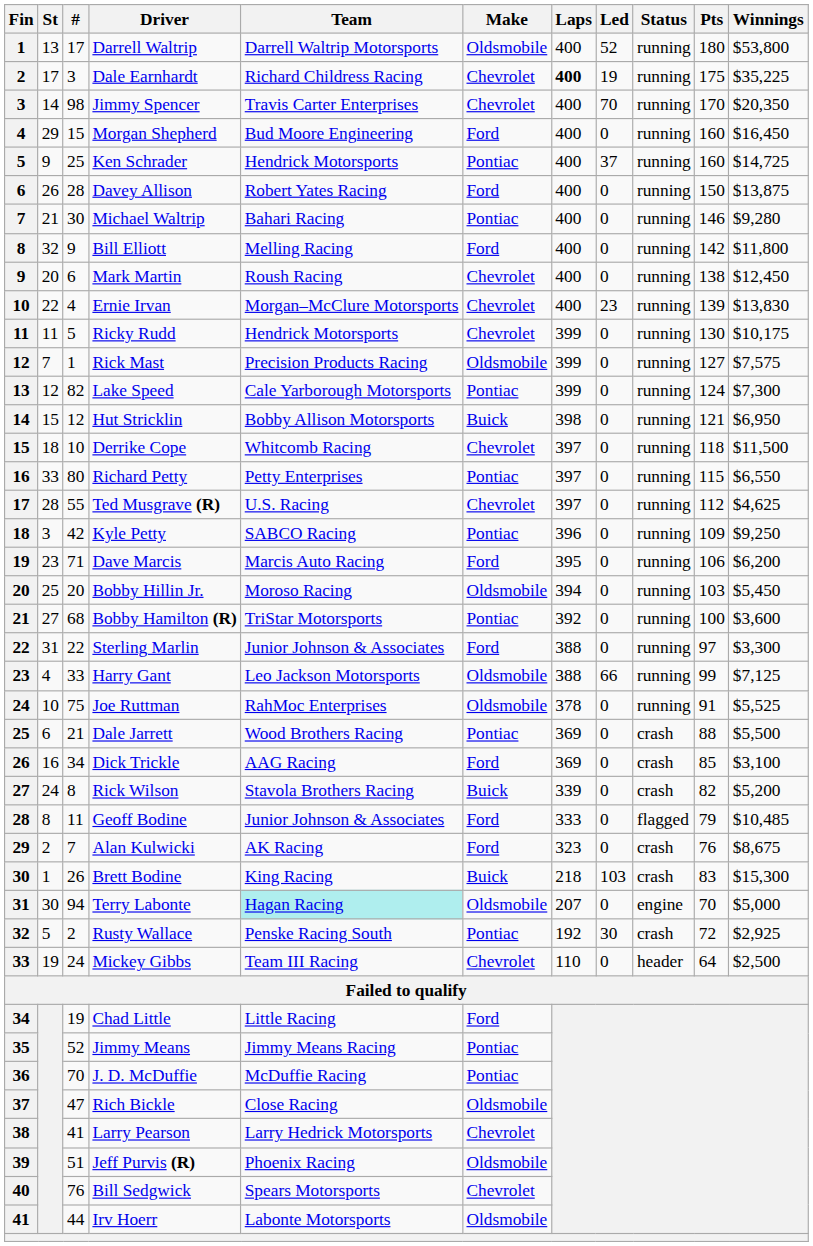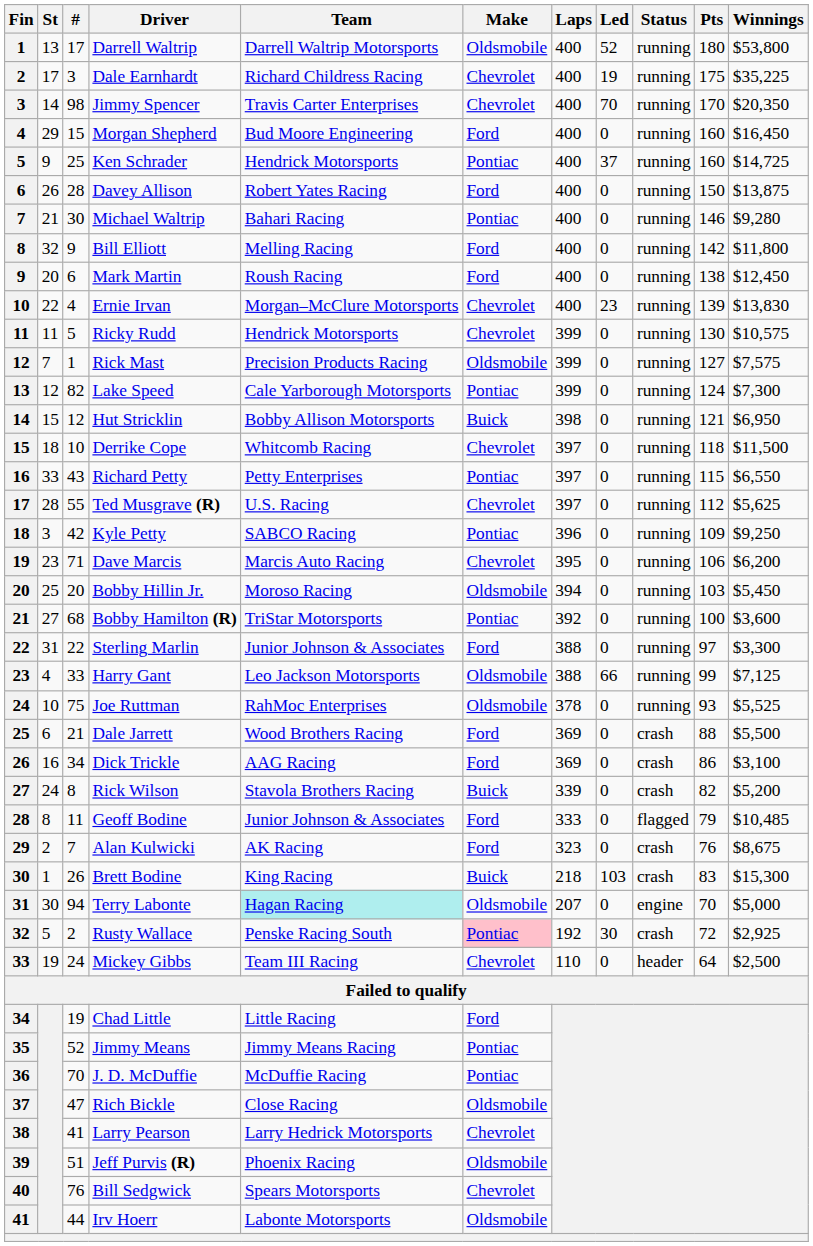(568, 76) bold -> (568, 76) normal
(501, 276) Chevrolet -> (483, 276) Ford
(761, 333) $10,175 -> (761, 333) $10,575
(76, 476) 80 -> (76, 476) 43
(757, 504) $4,625 -> (757, 504) $5,625
(483, 561) Ford -> (501, 561) Chevrolet
(707, 704) 91 -> (707, 704) 93
(492, 733) Pontiac -> (483, 733) Ford
(707, 761) 85 -> (707, 761) 86
(492, 933) no background -> (492, 933) pink background
